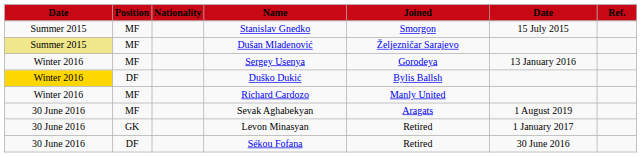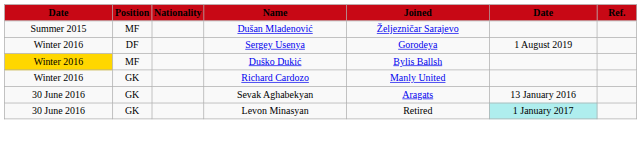- row: (275, 29)
(58, 45) khaki background -> (58, 29) no background
(132, 62) MF -> (132, 45) DF
(543, 62) 13 January 2016 -> (543, 45) 1 August 2019
(132, 78) DF -> (132, 62) MF
(132, 95) MF -> (132, 78) GK
(132, 111) MF -> (132, 95) GK
(543, 111) 1 August 2019 -> (543, 95) 13 January 2016
(543, 127) no background -> (543, 111) paleturquoise background
- row: (275, 144)
